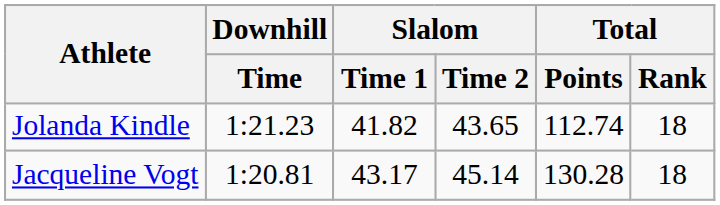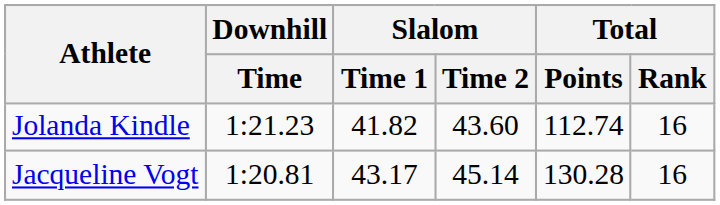(486, 126) 43.65 -> (486, 126) 43.60
(672, 126) 18 -> (672, 126) 16
(672, 175) 18 -> (672, 175) 16
